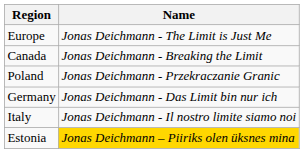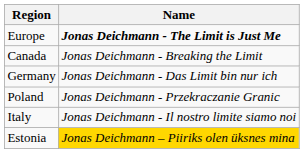(167, 35) normal -> (171, 35) bold
rows swapped: (32, 96) <-> (25, 76)
